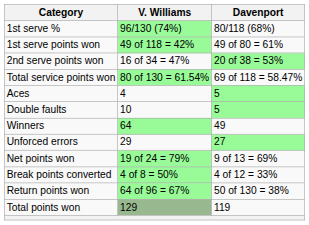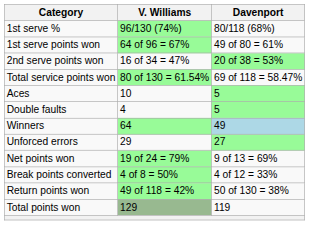(157, 45) 49 of 118 = 42% -> (155, 45) 64 of 96 = 67%
(123, 93) 4 -> (126, 93) 10
(126, 110) 10 -> (123, 110) 4
(220, 126) no background -> (220, 126) lightblue background
(155, 191) 64 of 96 = 67% -> (157, 191) 49 of 118 = 42%
